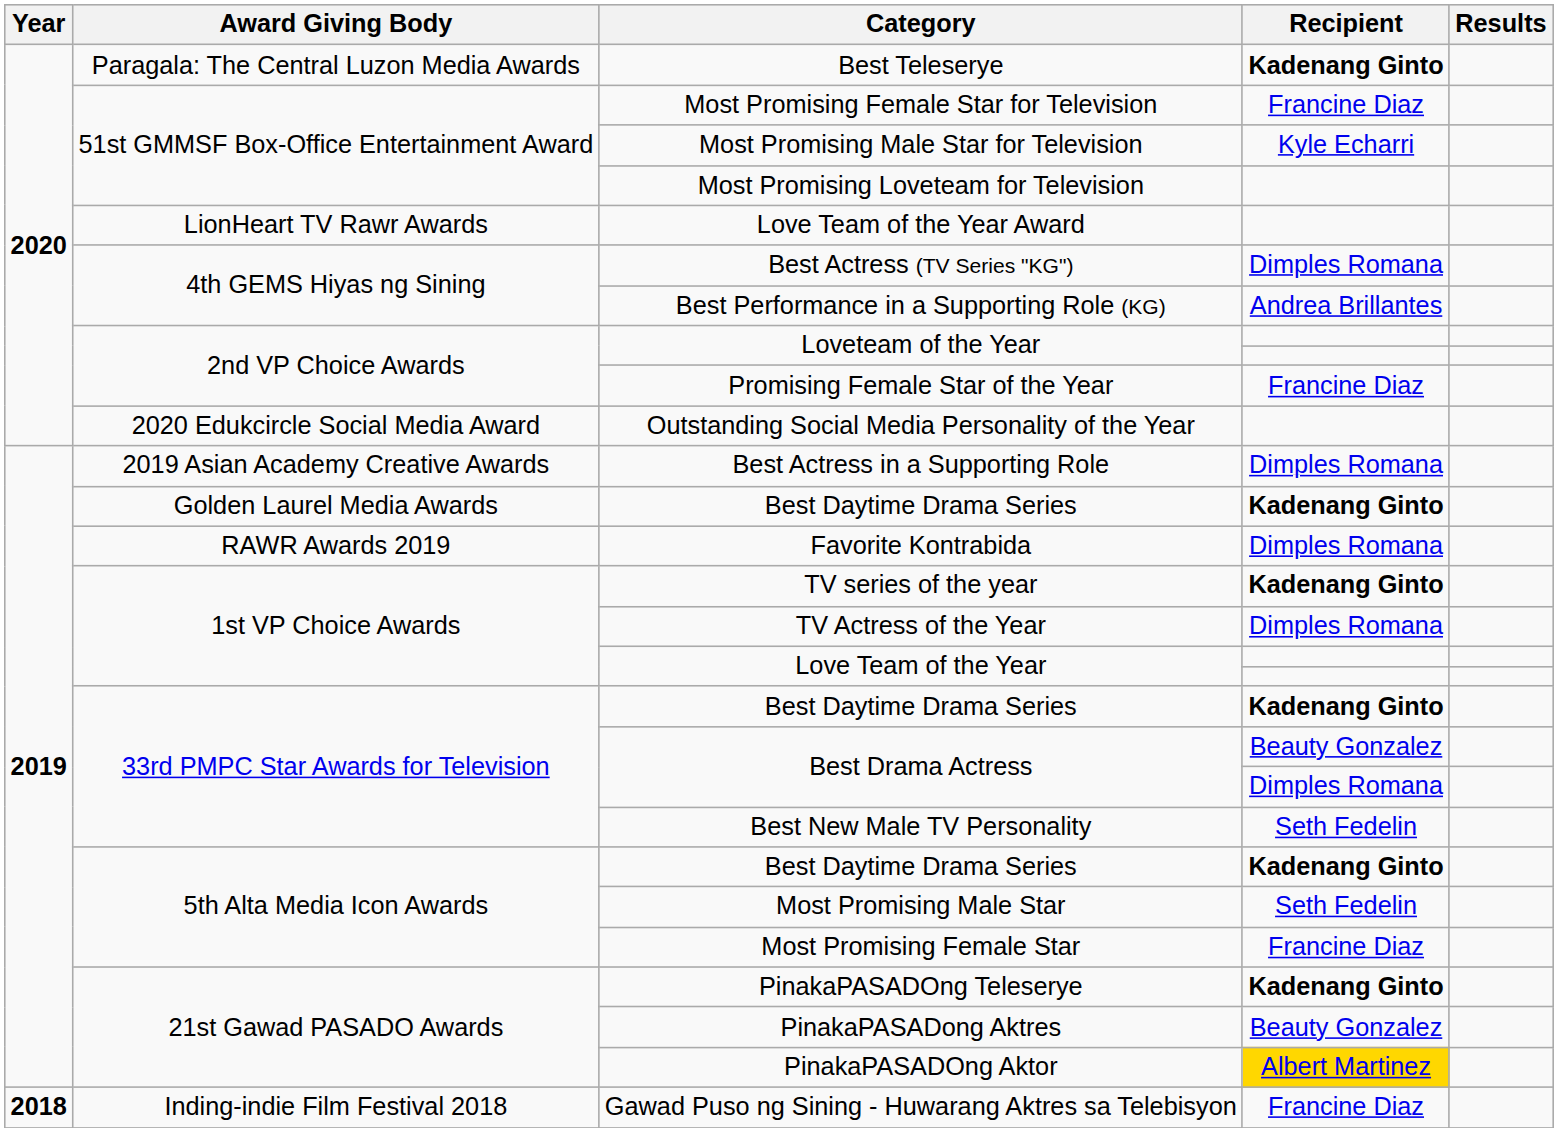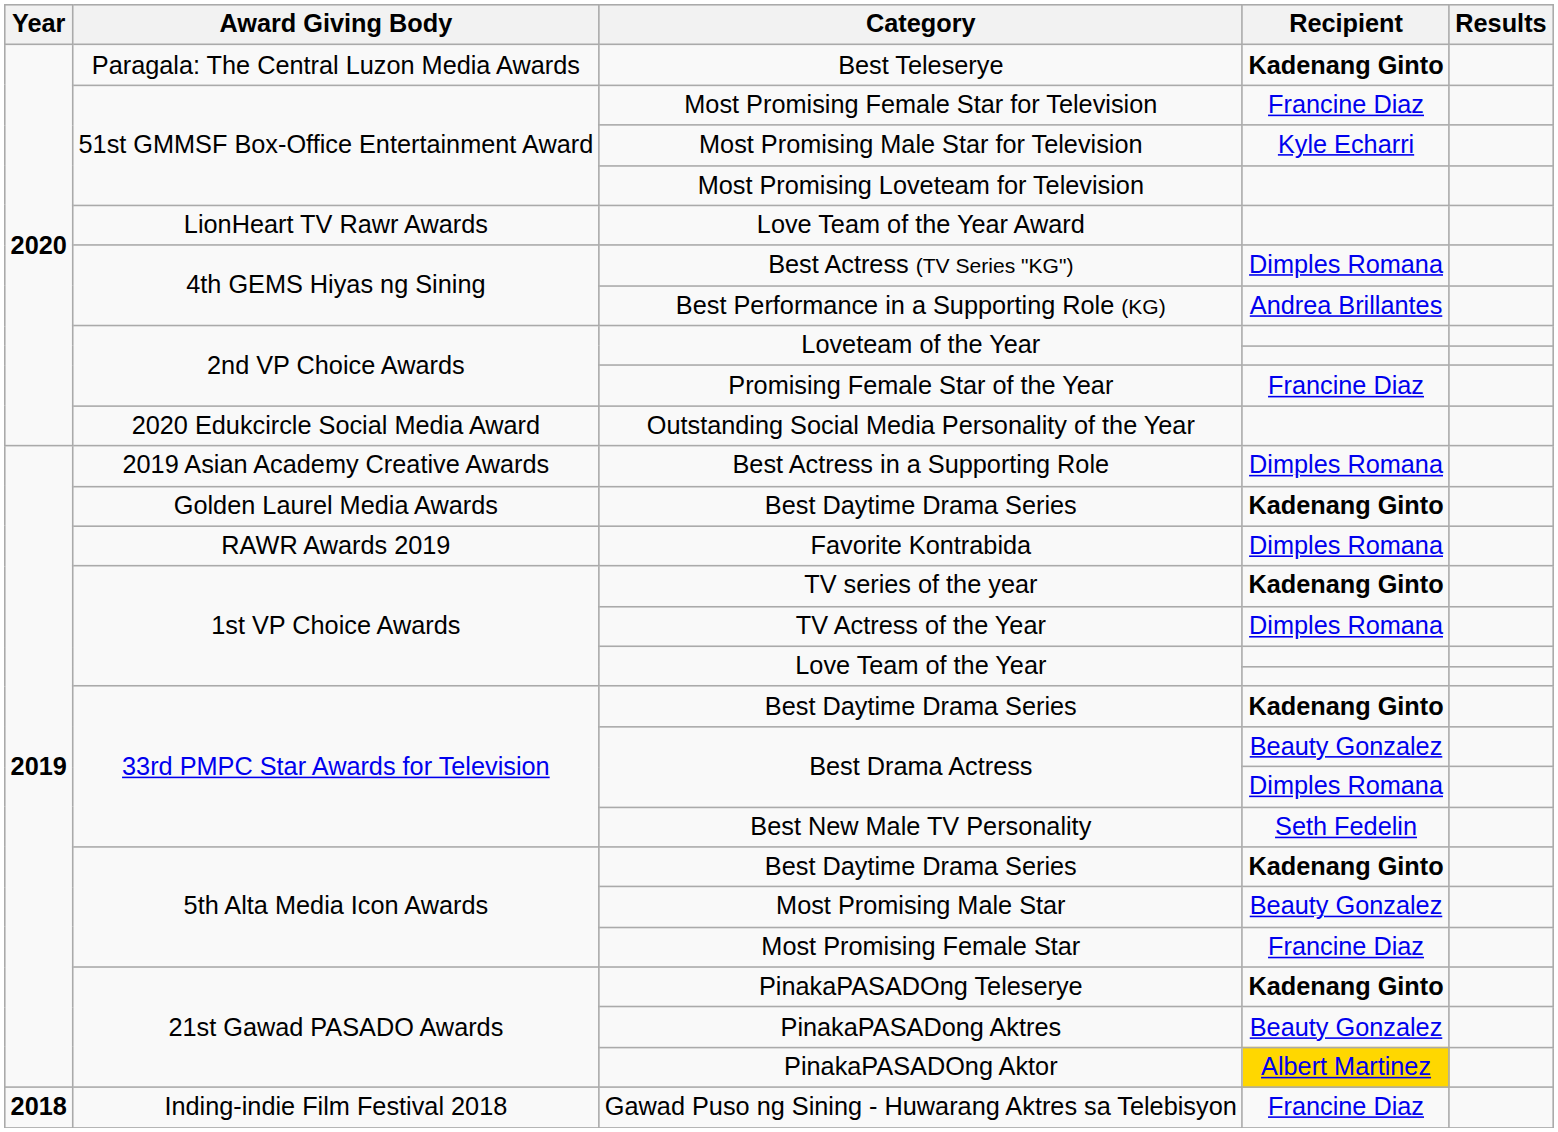(1346, 906) Seth Fedelin -> (1346, 906) Beauty Gonzalez
